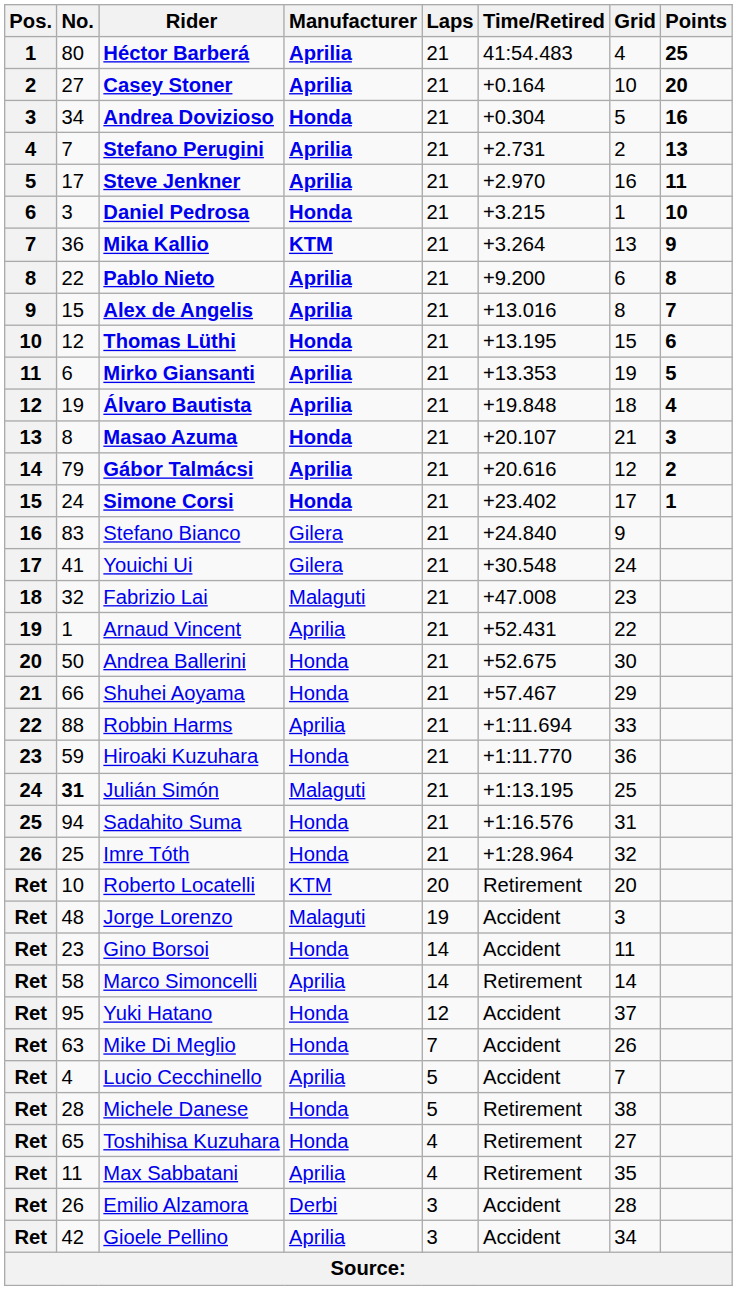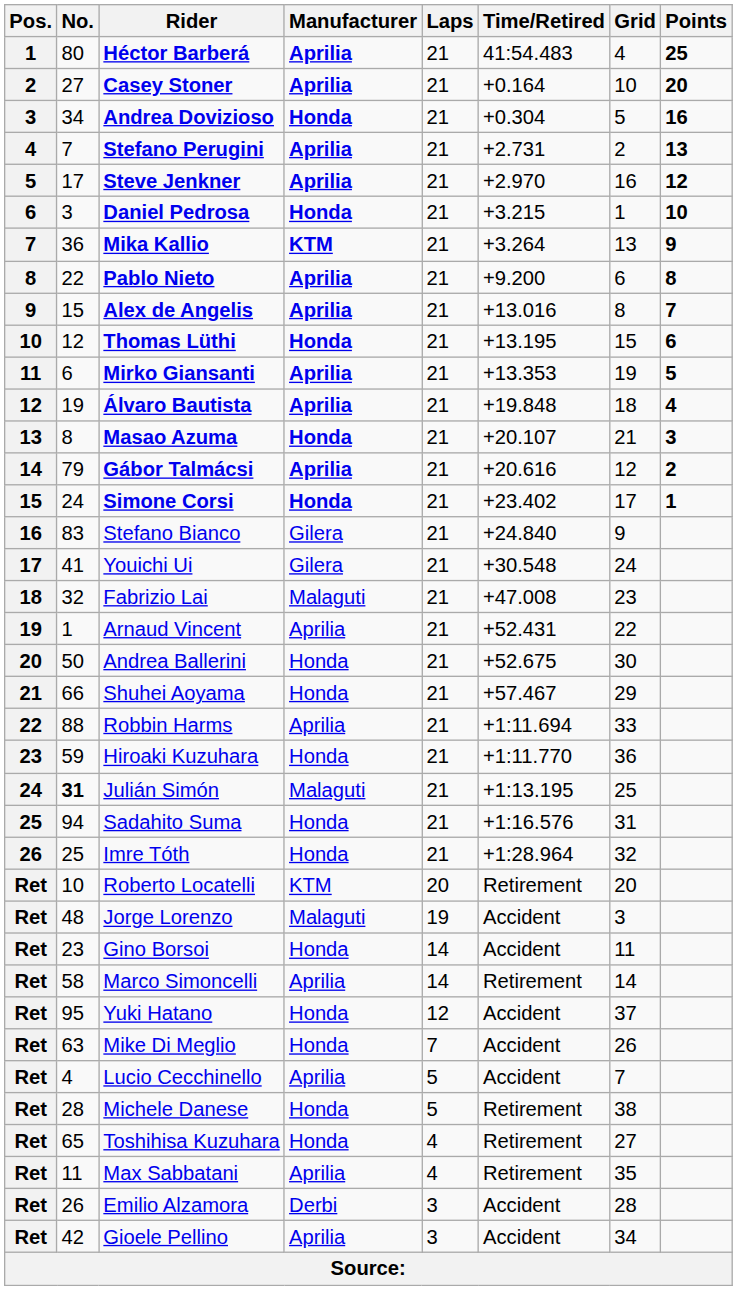(676, 181) 11 -> (677, 181) 12
